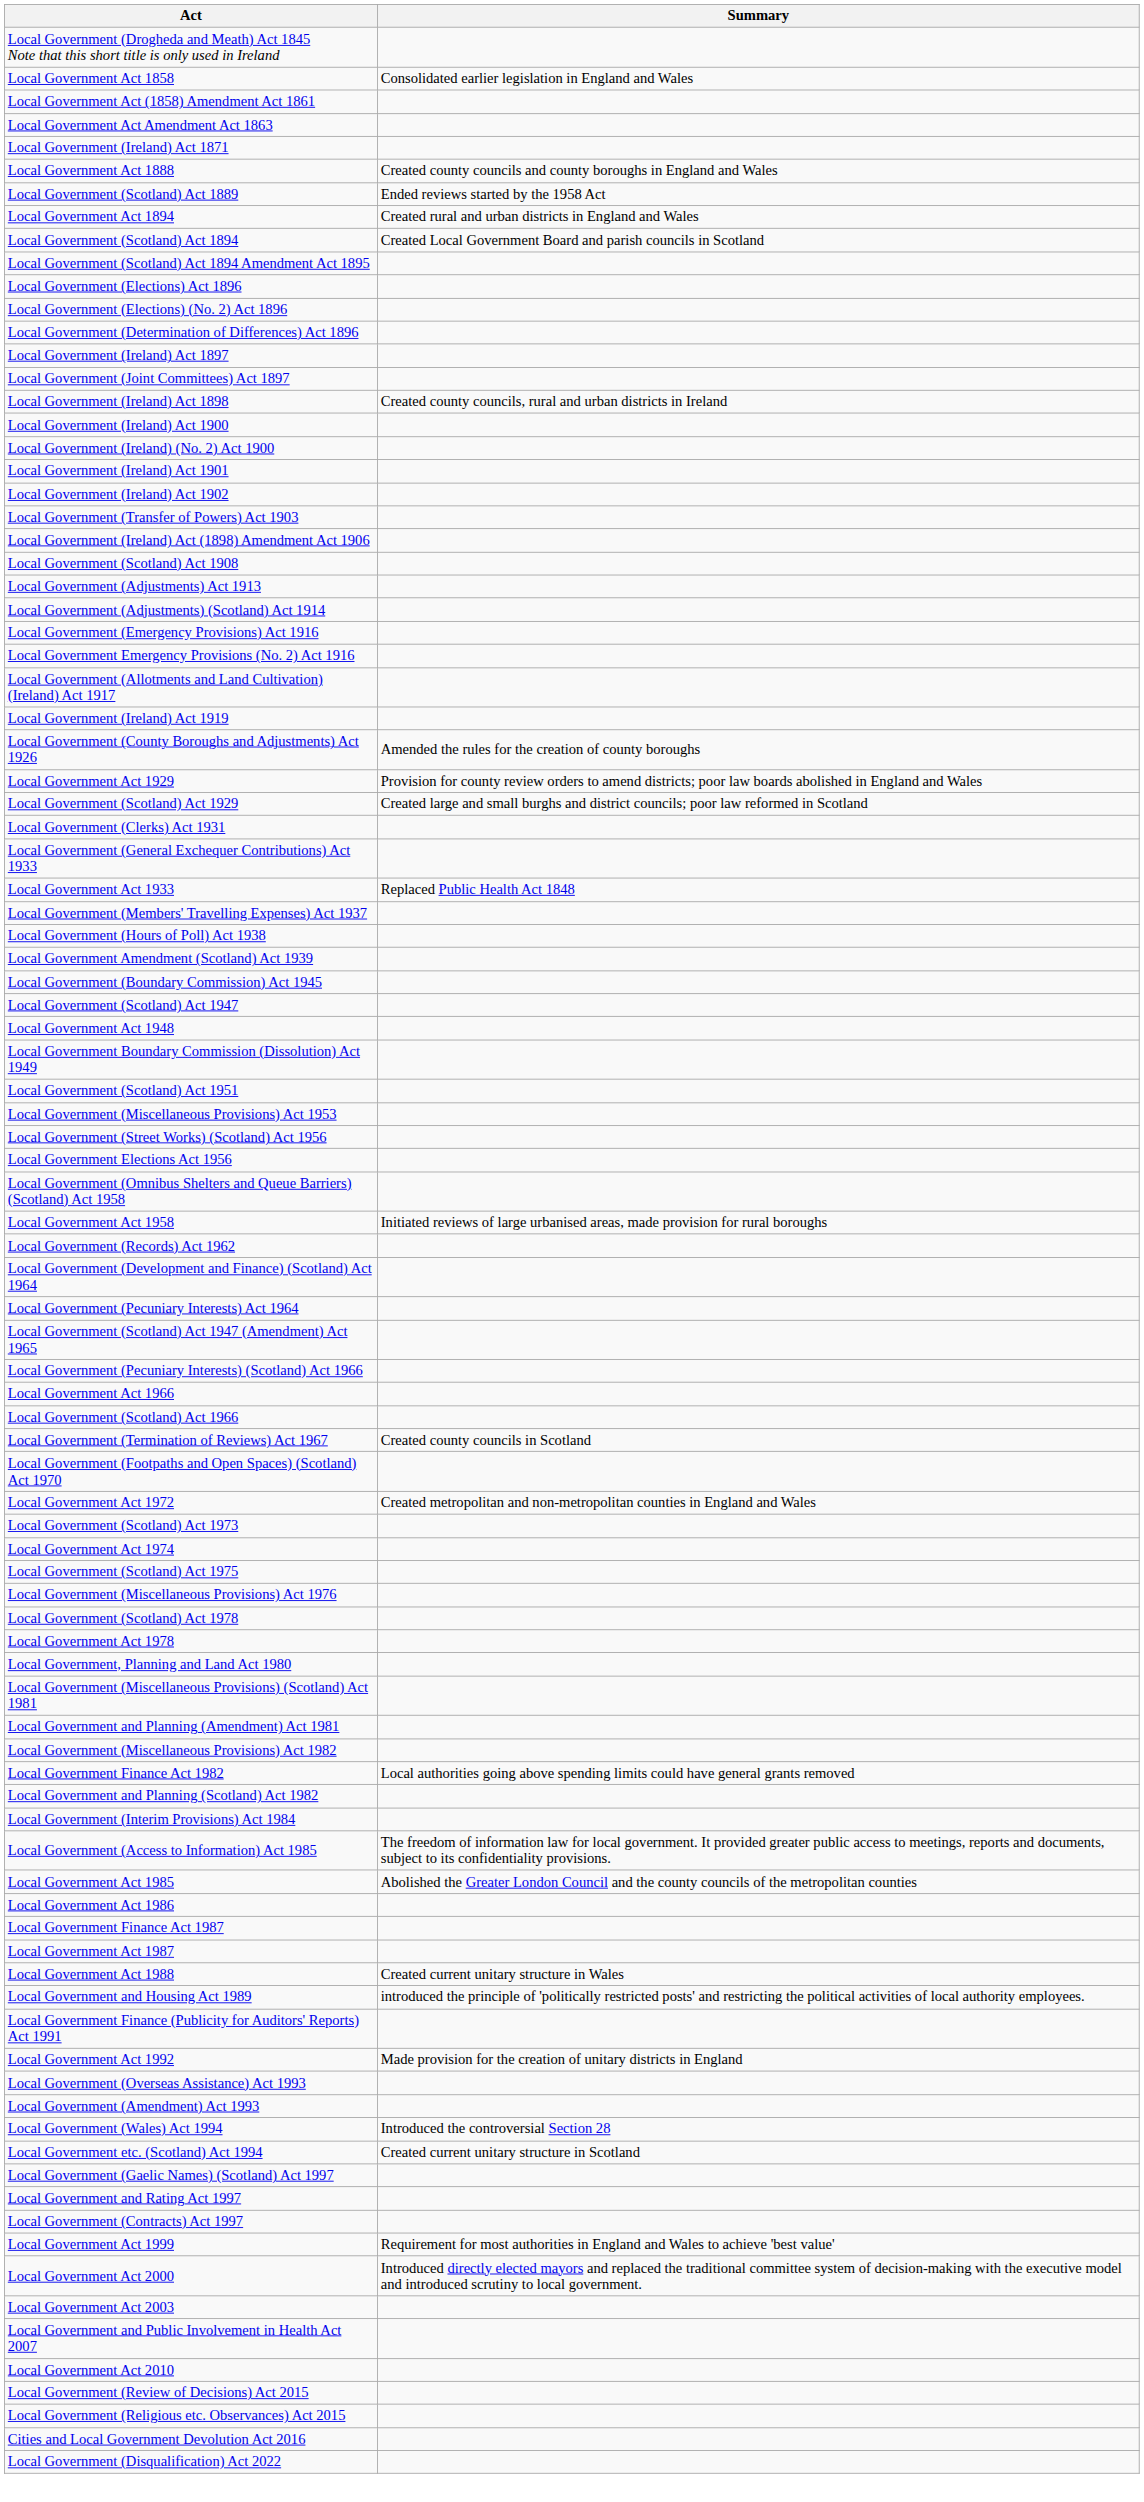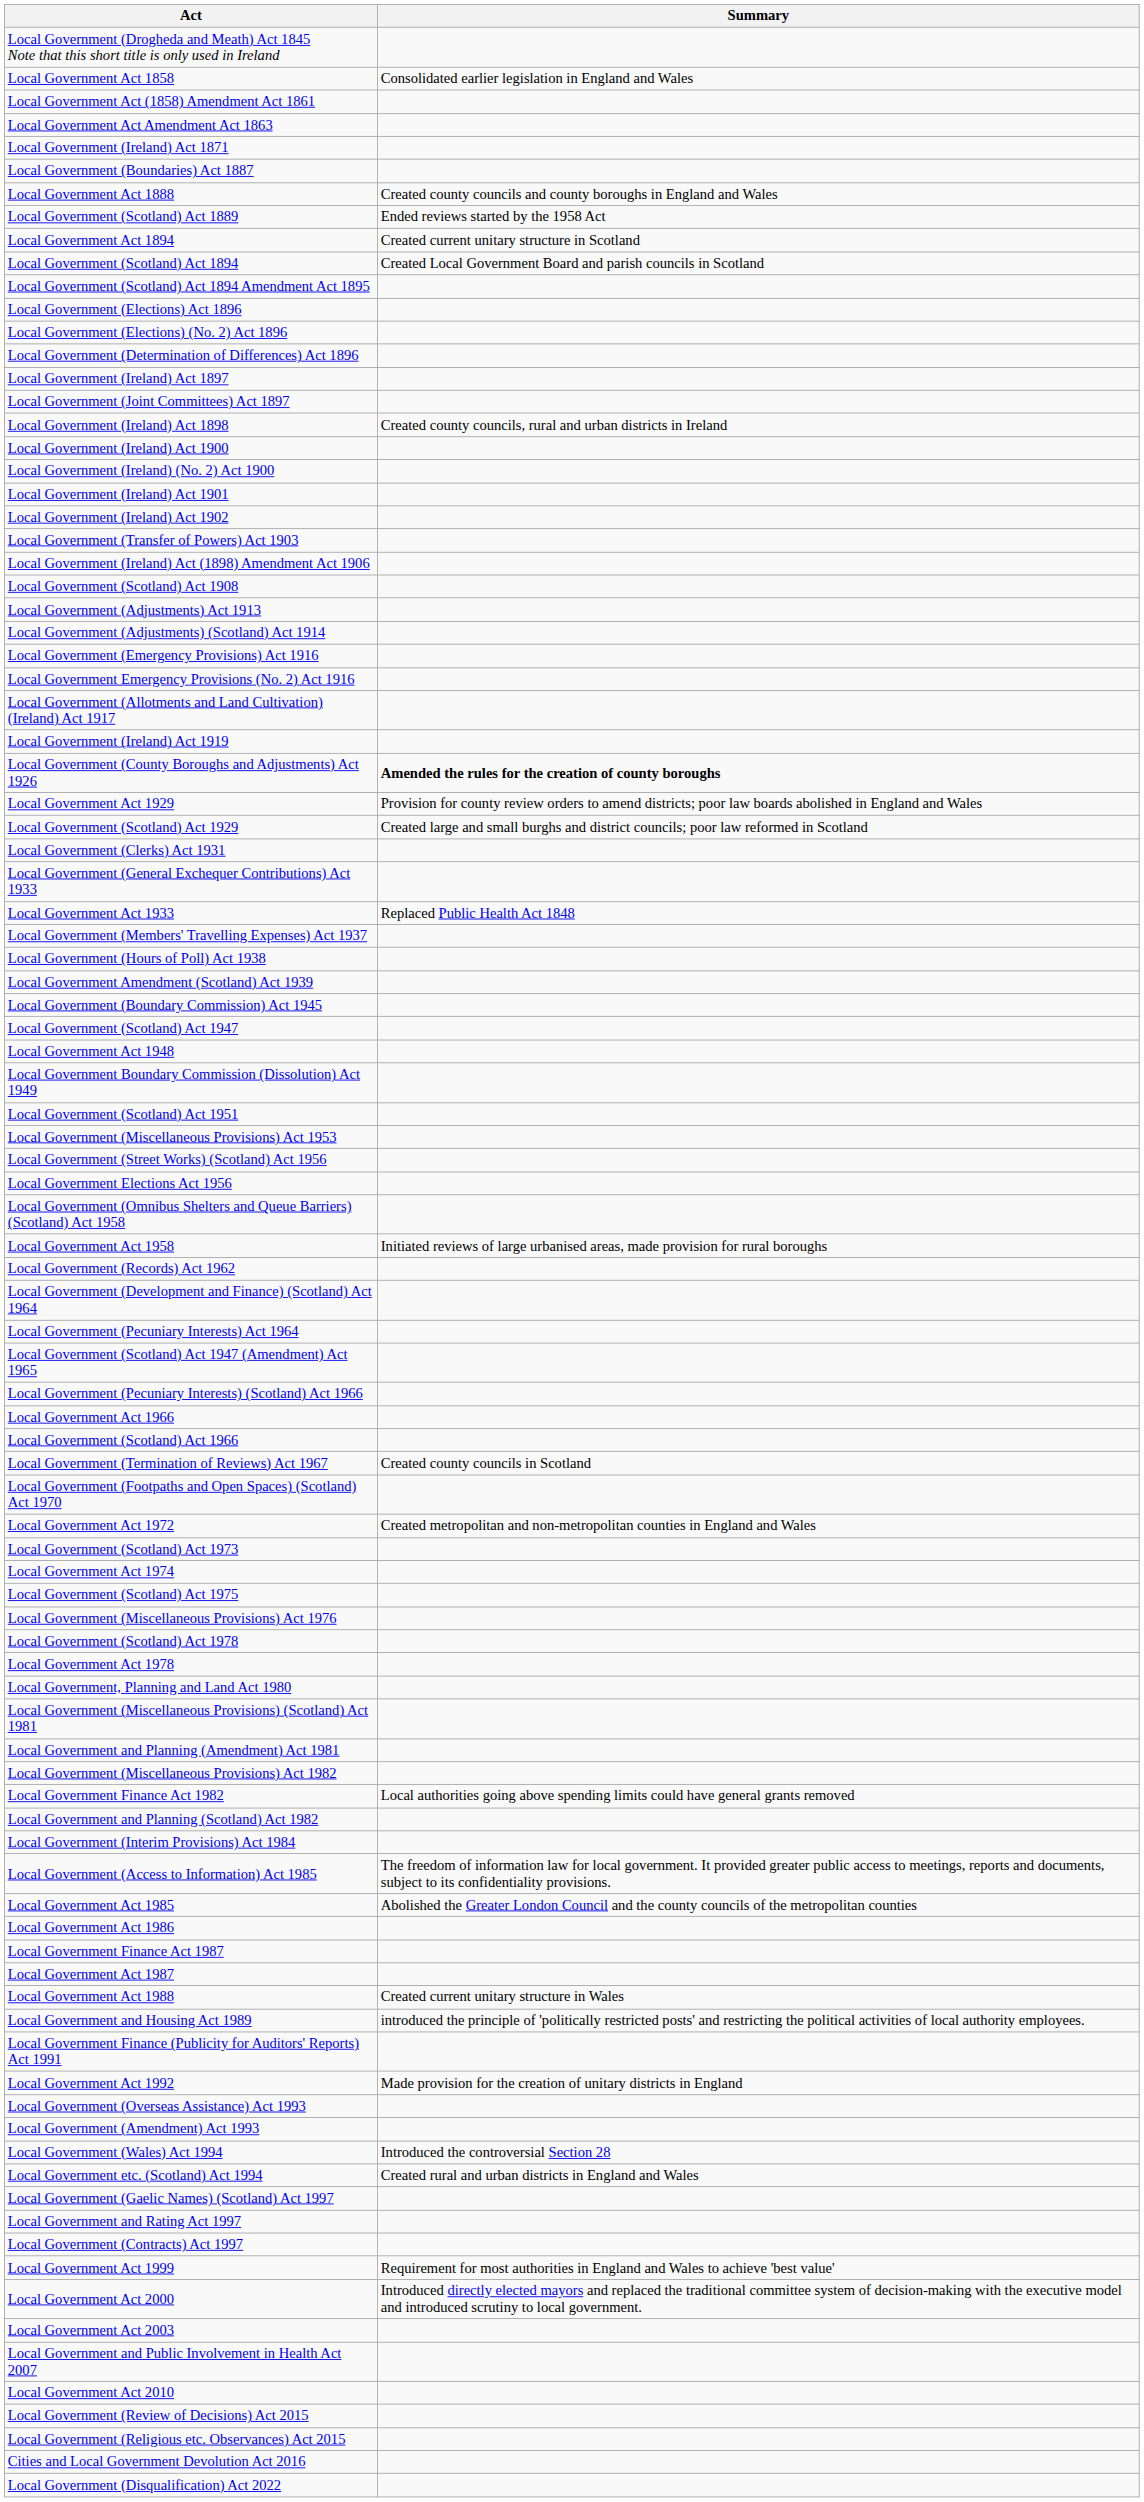+ row: (131, 170)
(540, 217) Created rural and urban districts in England and Wales -> (510, 240) Created current unitary structure in Scotland
(540, 749) normal -> (551, 772) bold
(510, 2152) Created current unitary structure in Scotland -> (540, 2175) Created rural and urban districts in England and Wales
